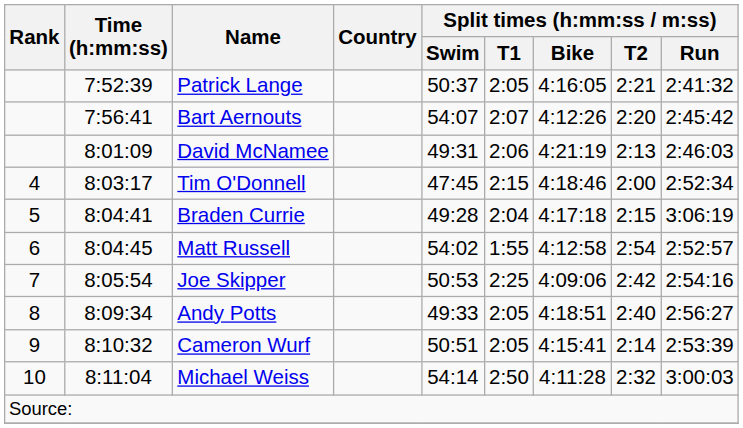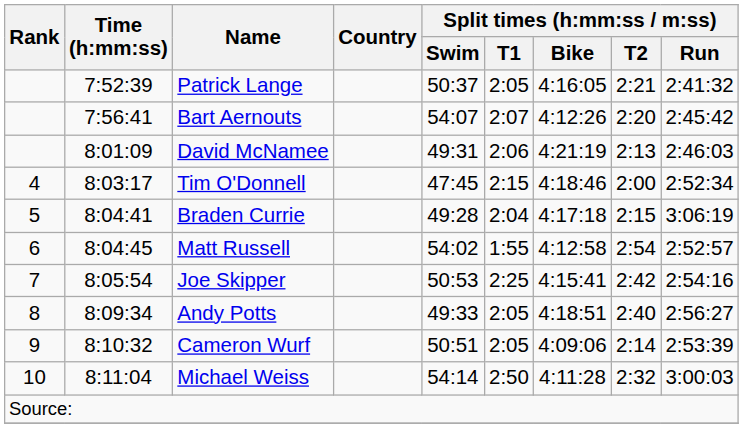(572, 280) 4:09:06 -> (572, 280) 4:15:41
(572, 345) 4:15:41 -> (572, 345) 4:09:06
